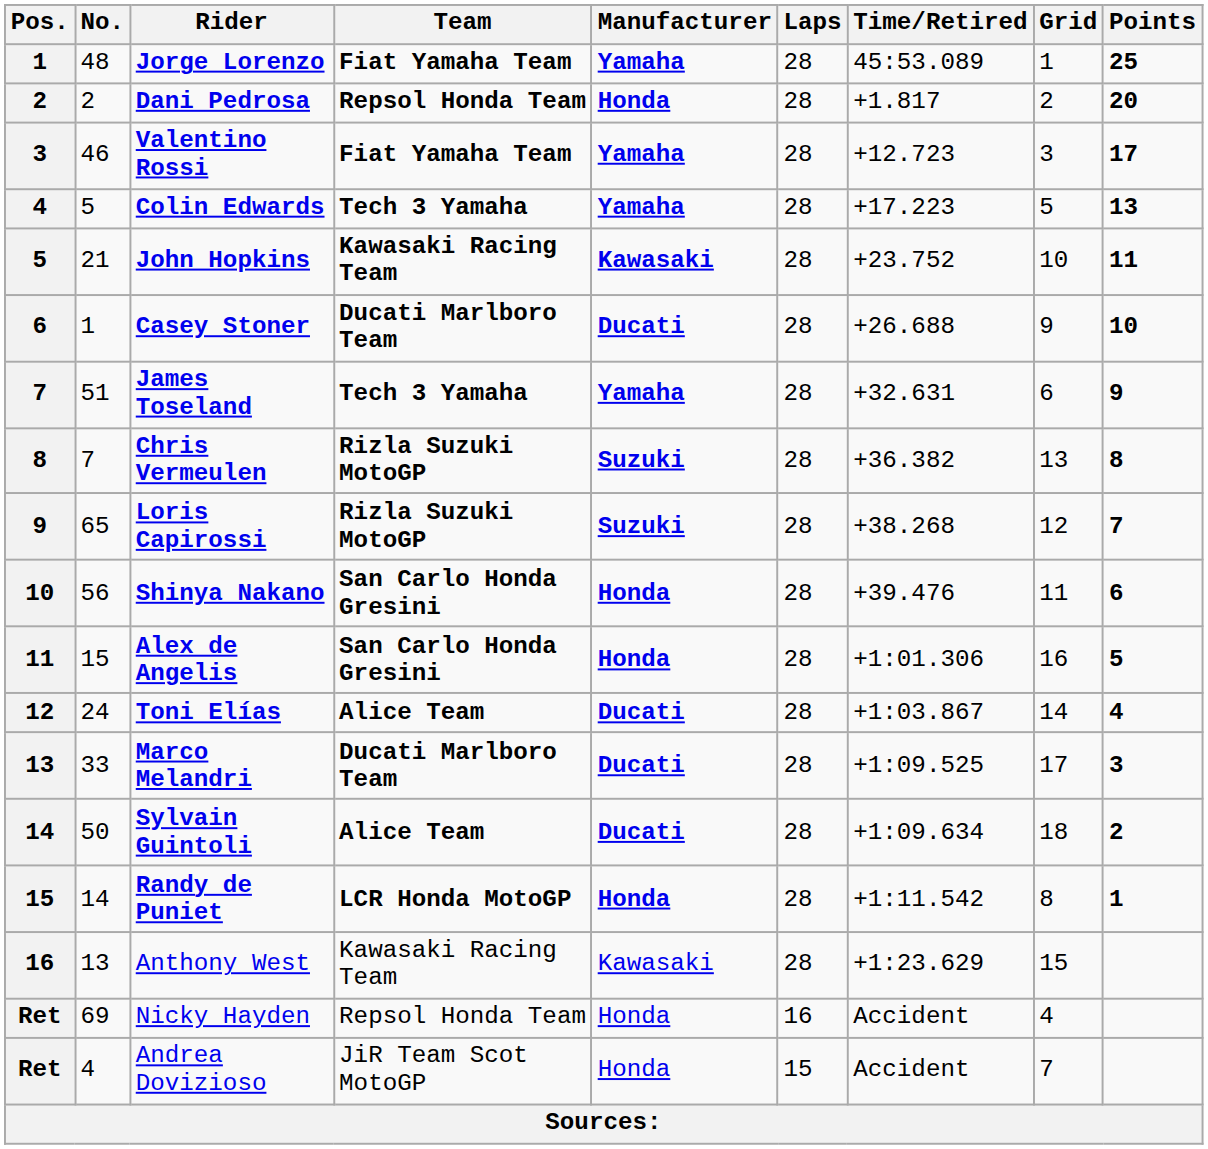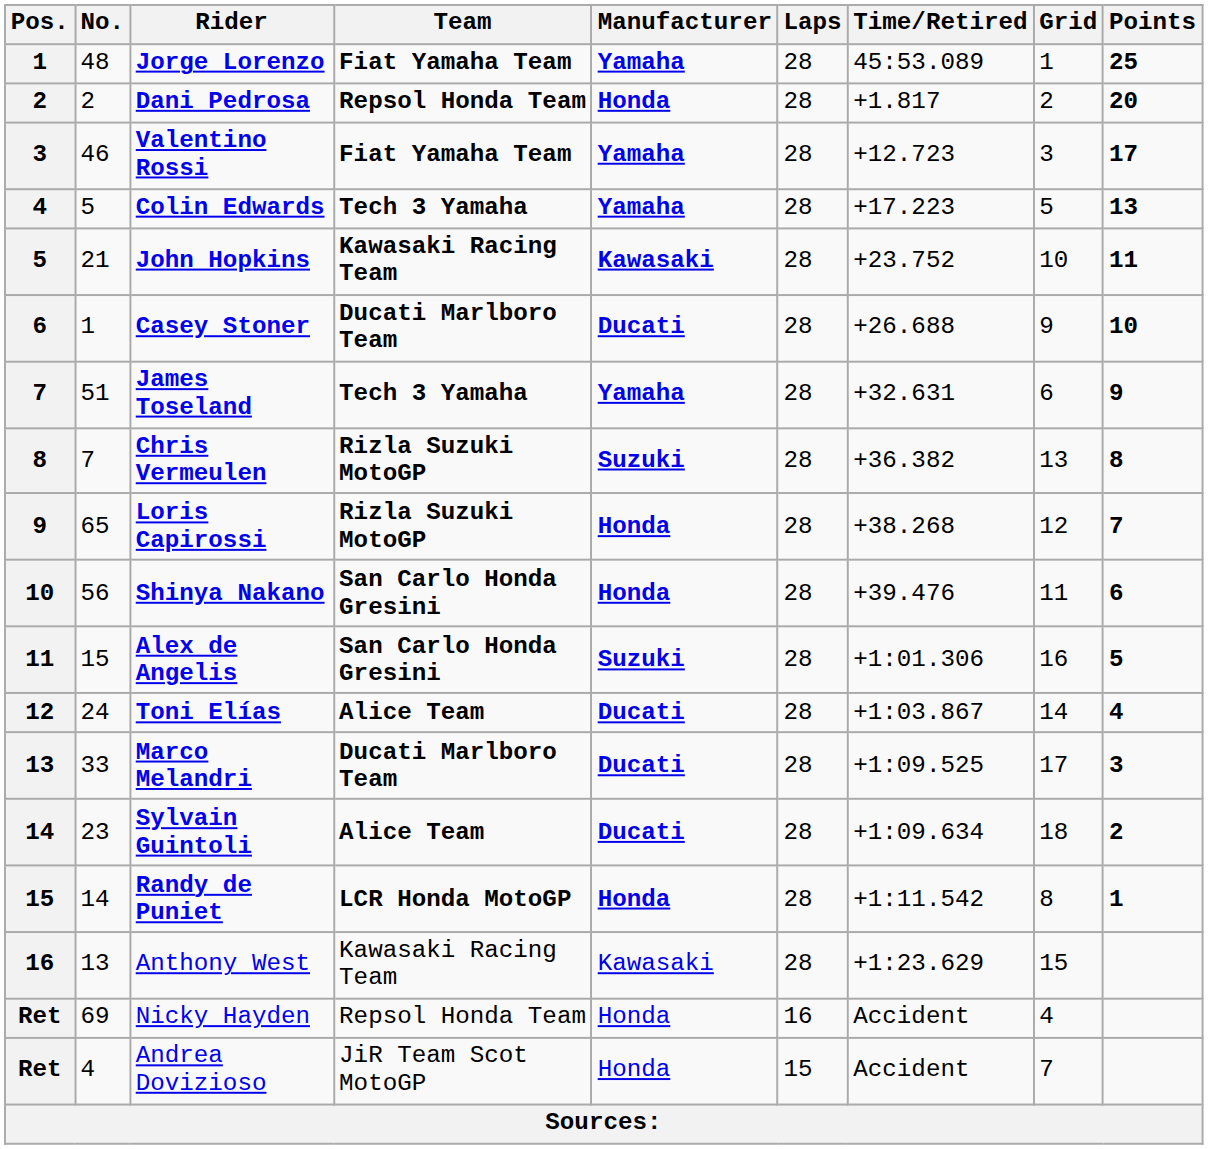(641, 527) Suzuki -> (634, 527) Honda
(634, 661) Honda -> (641, 661) Suzuki
(95, 833) 50 -> (95, 833) 23
